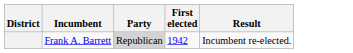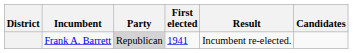+ column: (321, 24)
(178, 40) 1942 -> (178, 40) 1941
